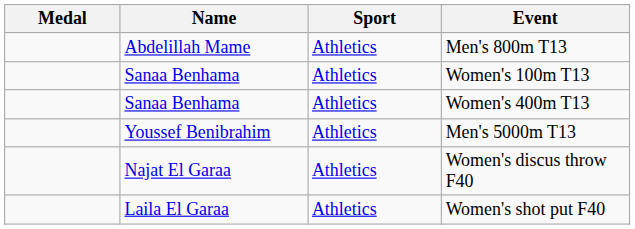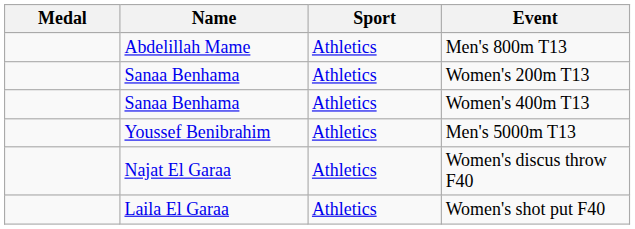- row: (518, 75)
+ row: (518, 75)
